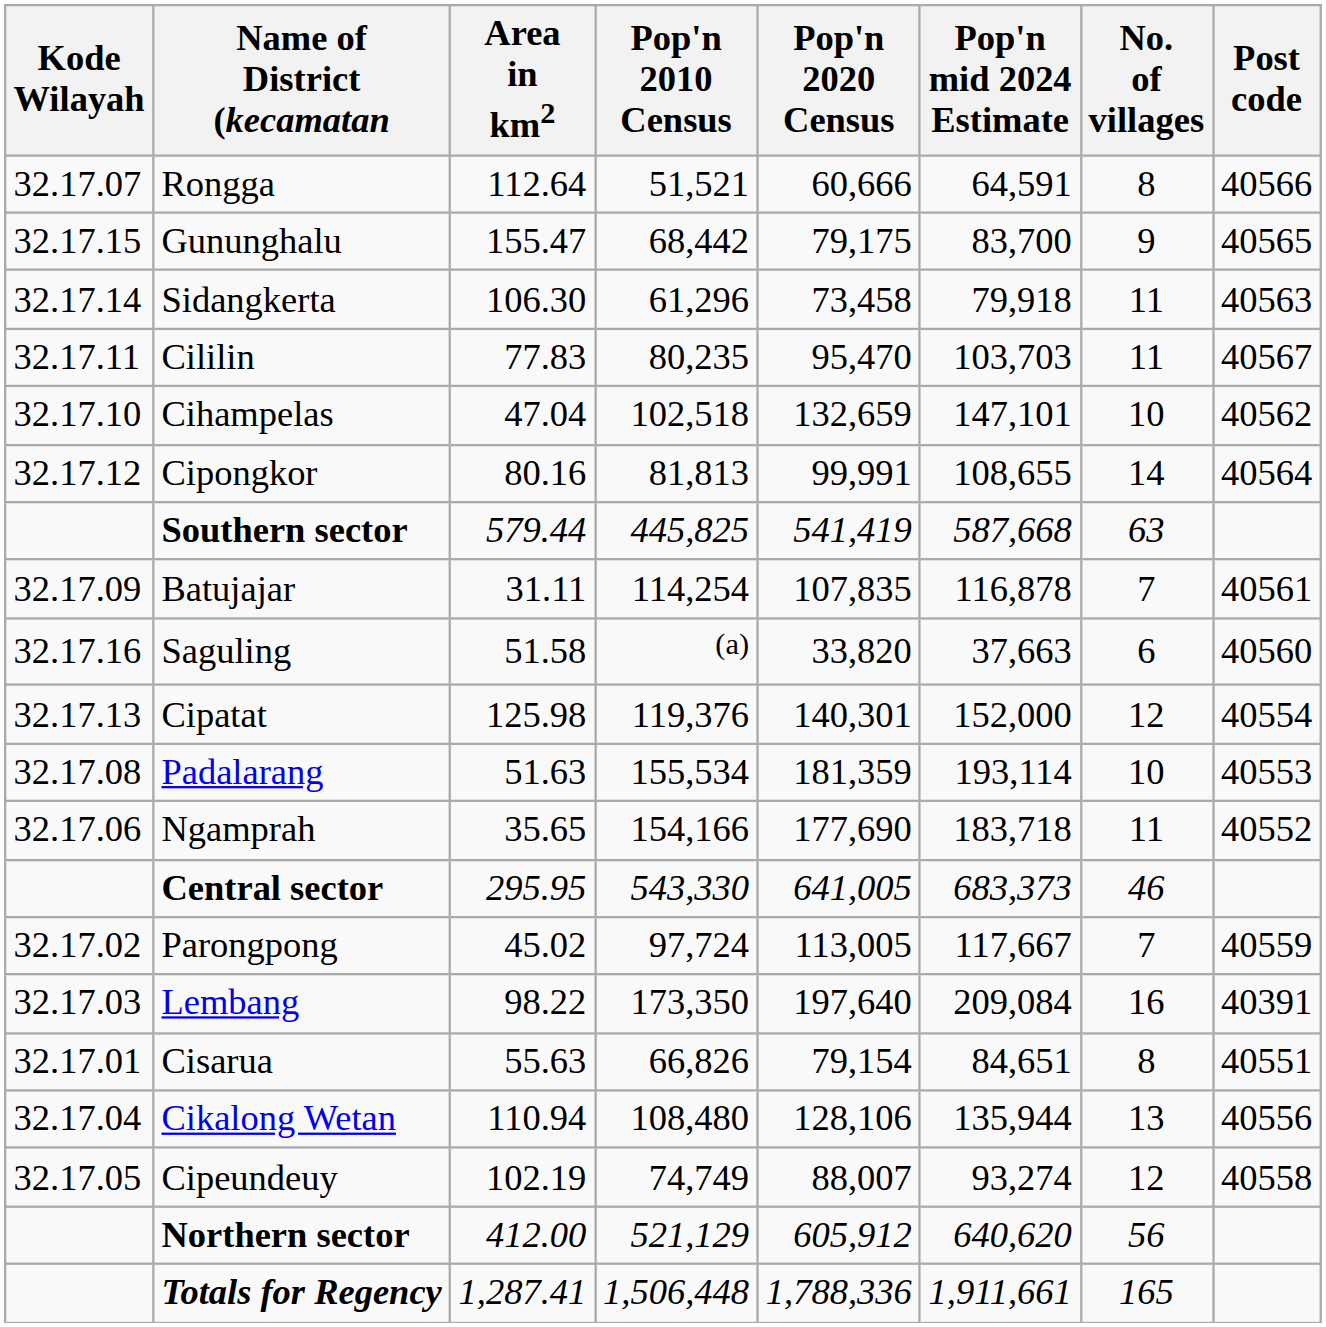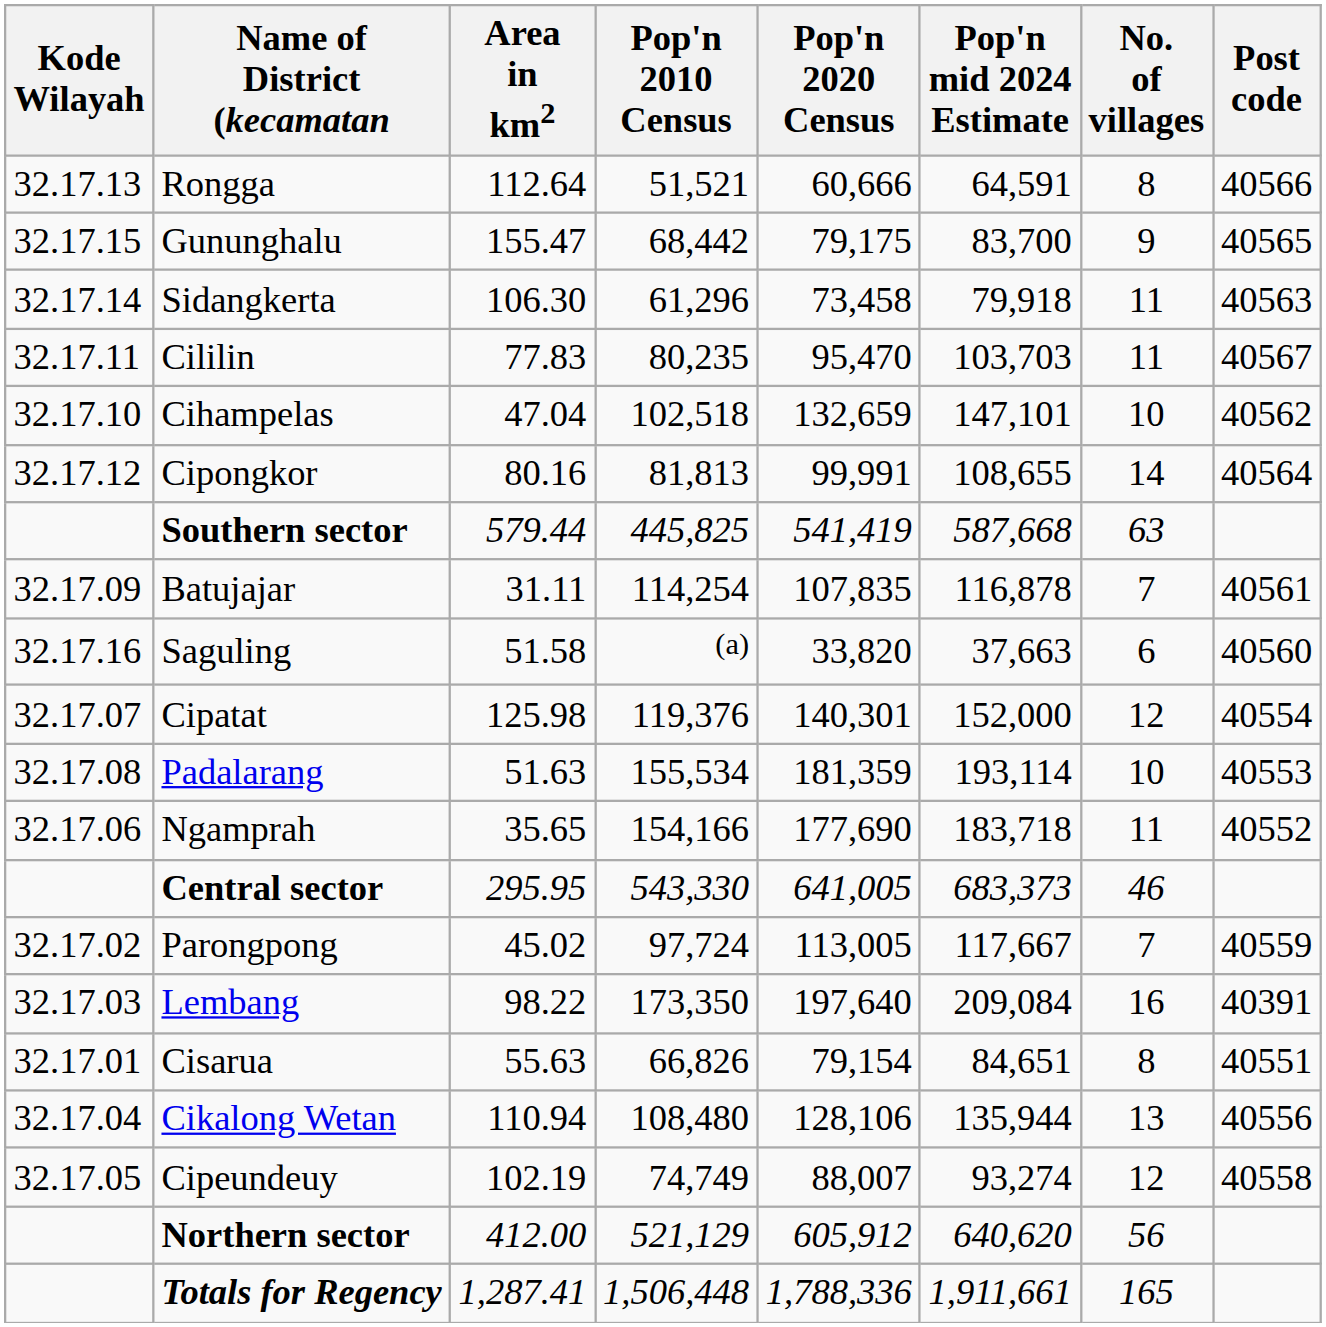(77, 183) 32.17.07 -> (77, 183) 32.17.13
(77, 713) 32.17.13 -> (77, 713) 32.17.07
